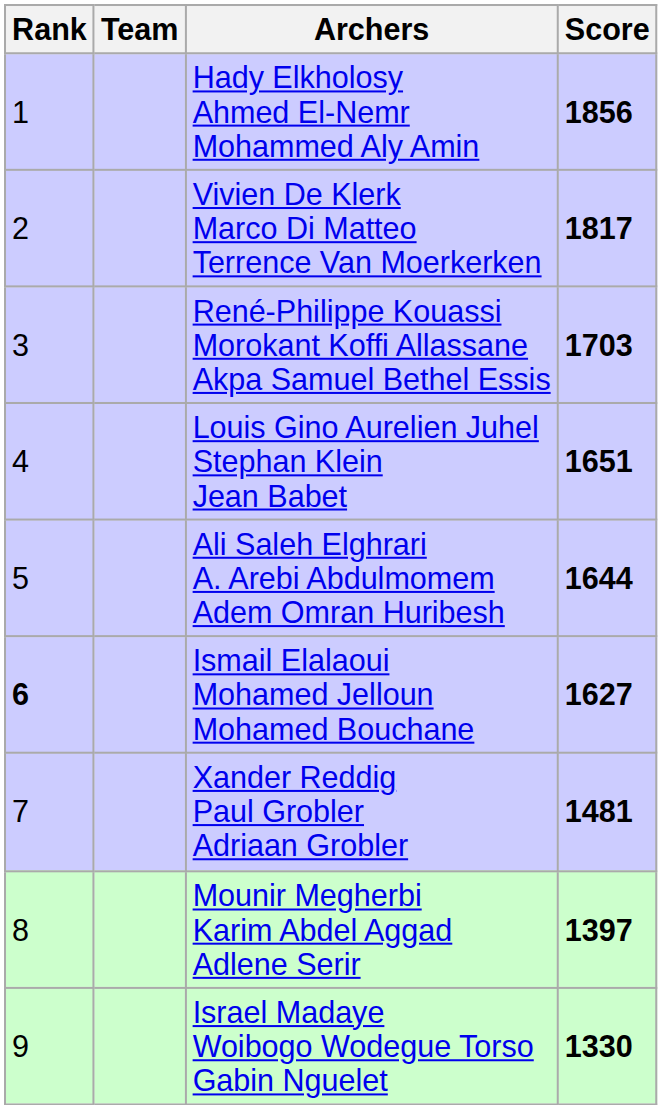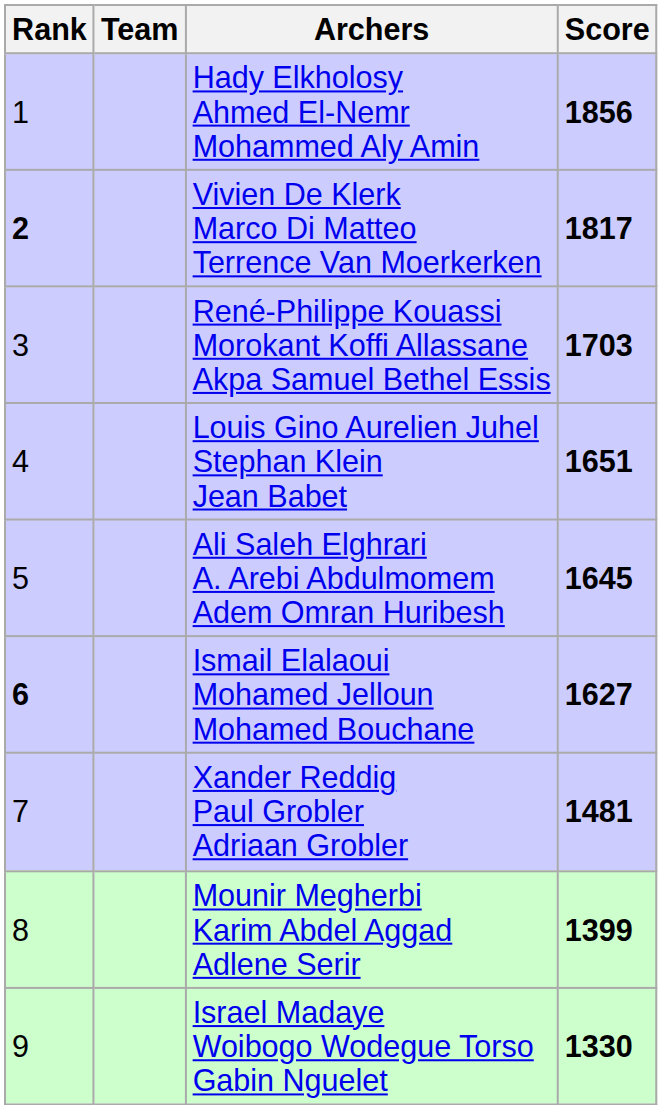(21, 229) normal -> (21, 229) bold
(599, 579) 1644 -> (599, 579) 1645
(599, 929) 1397 -> (599, 929) 1399
